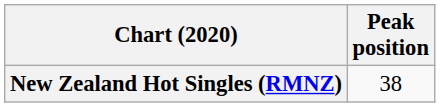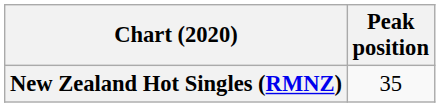(391, 83) 38 -> (391, 83) 35
